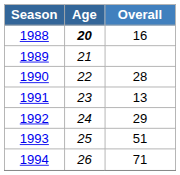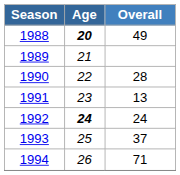(140, 36) 16 -> (140, 36) 49
(84, 118) normal -> (84, 118) bold
(140, 118) 29 -> (140, 118) 24
(140, 139) 51 -> (140, 139) 37
